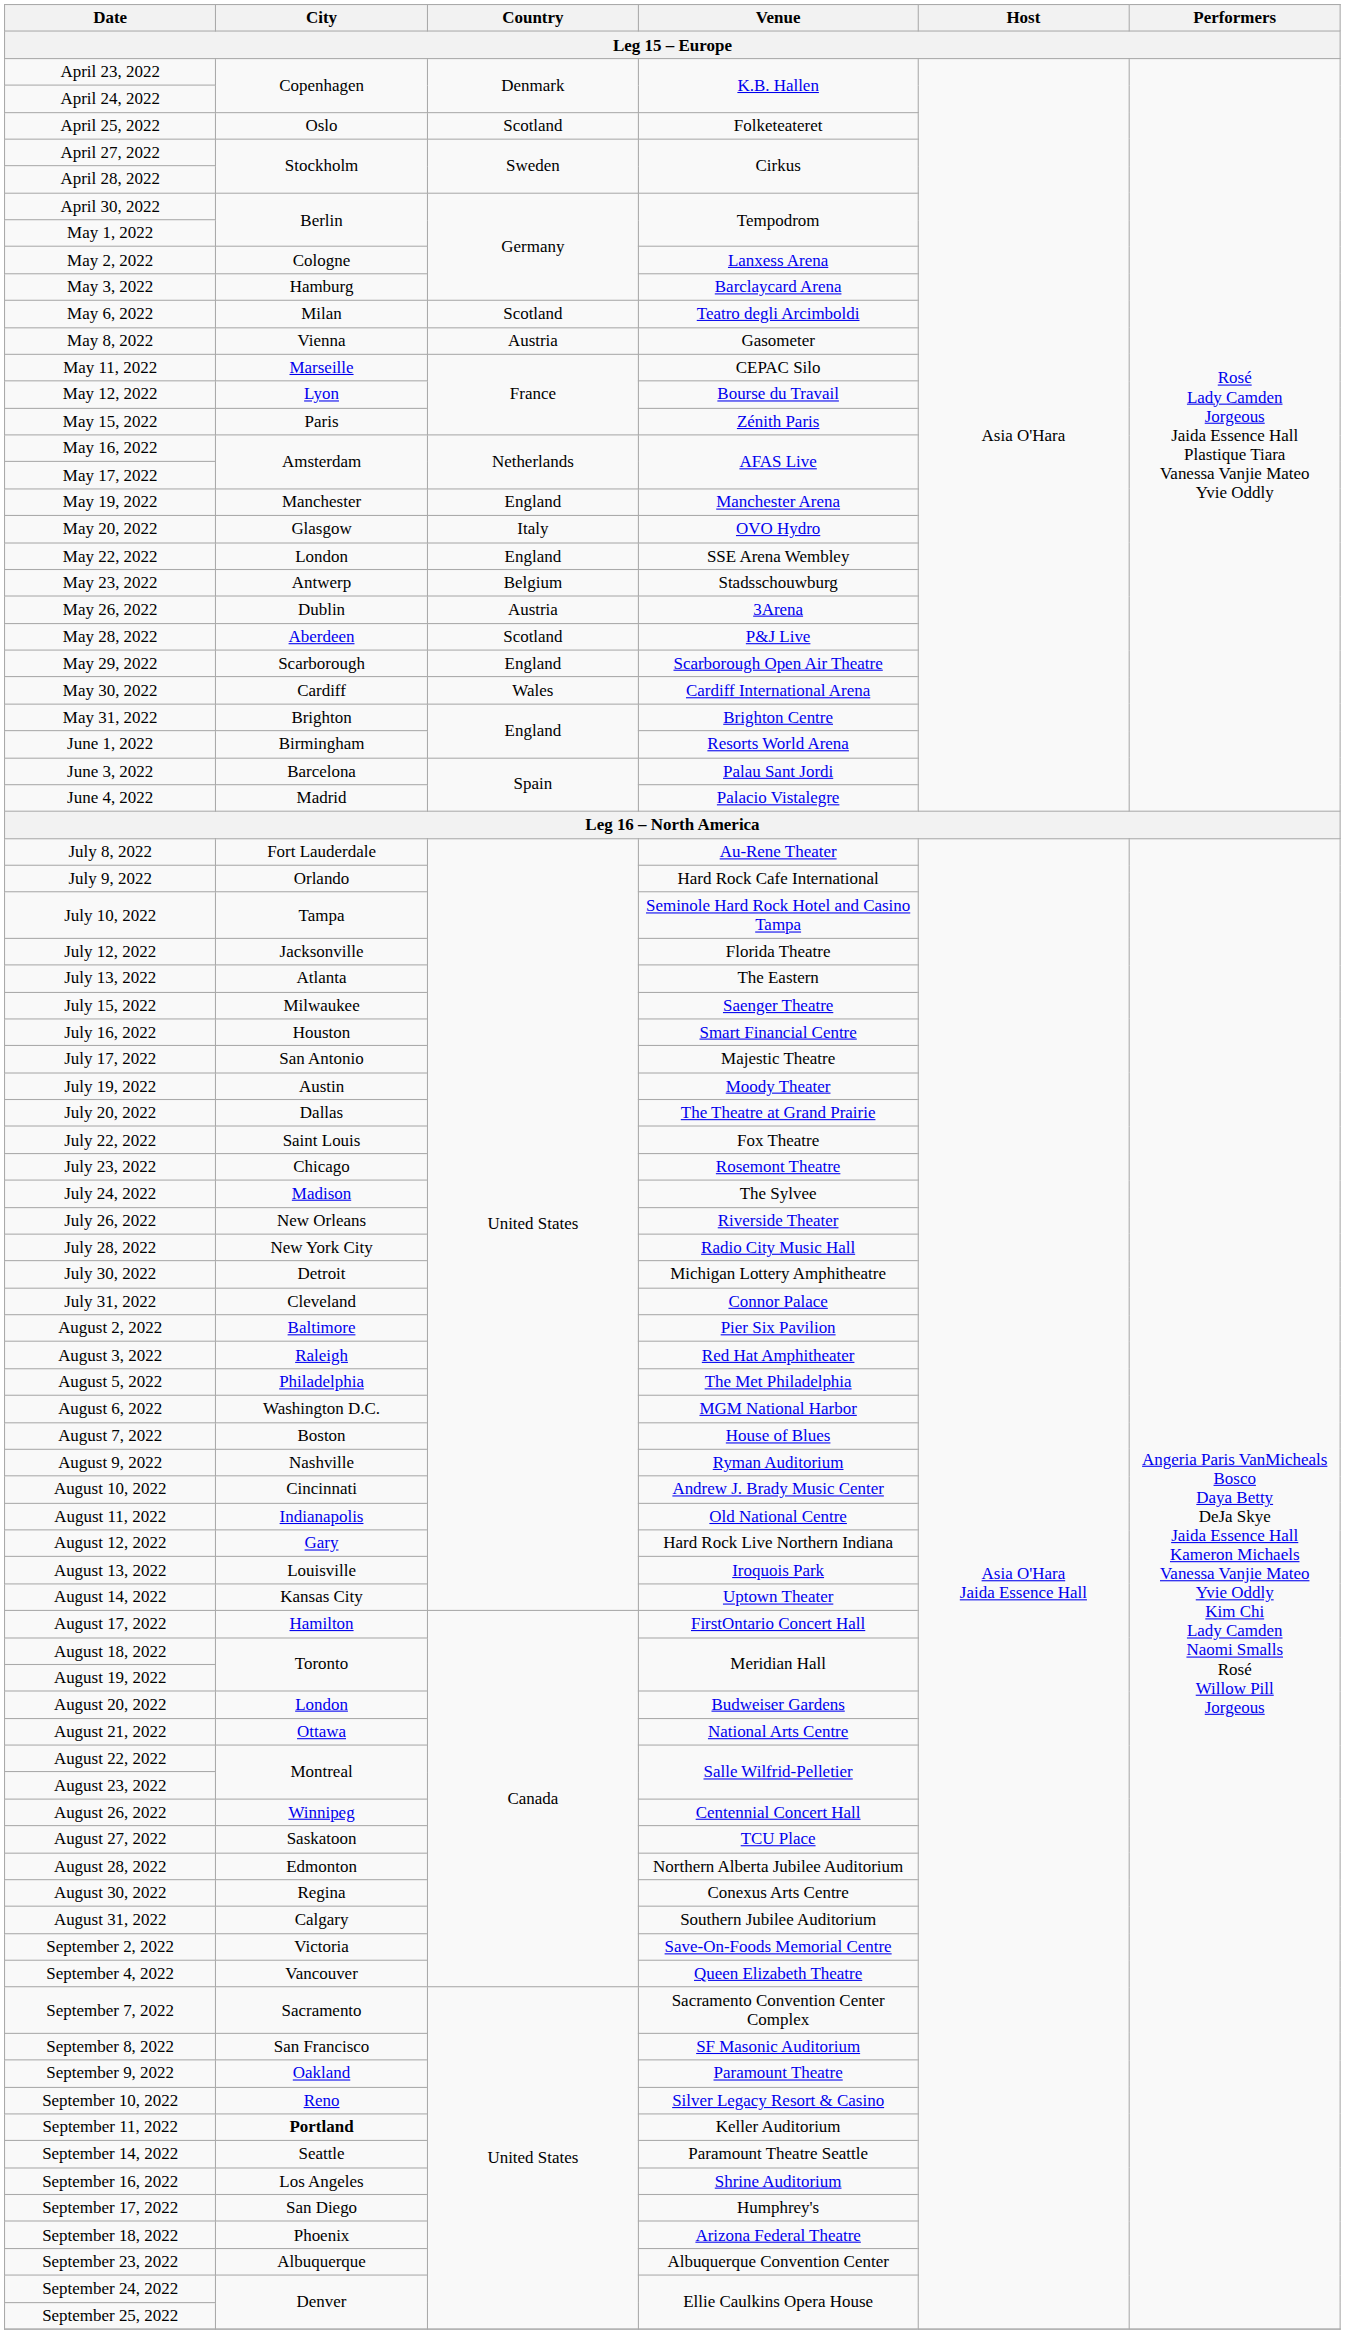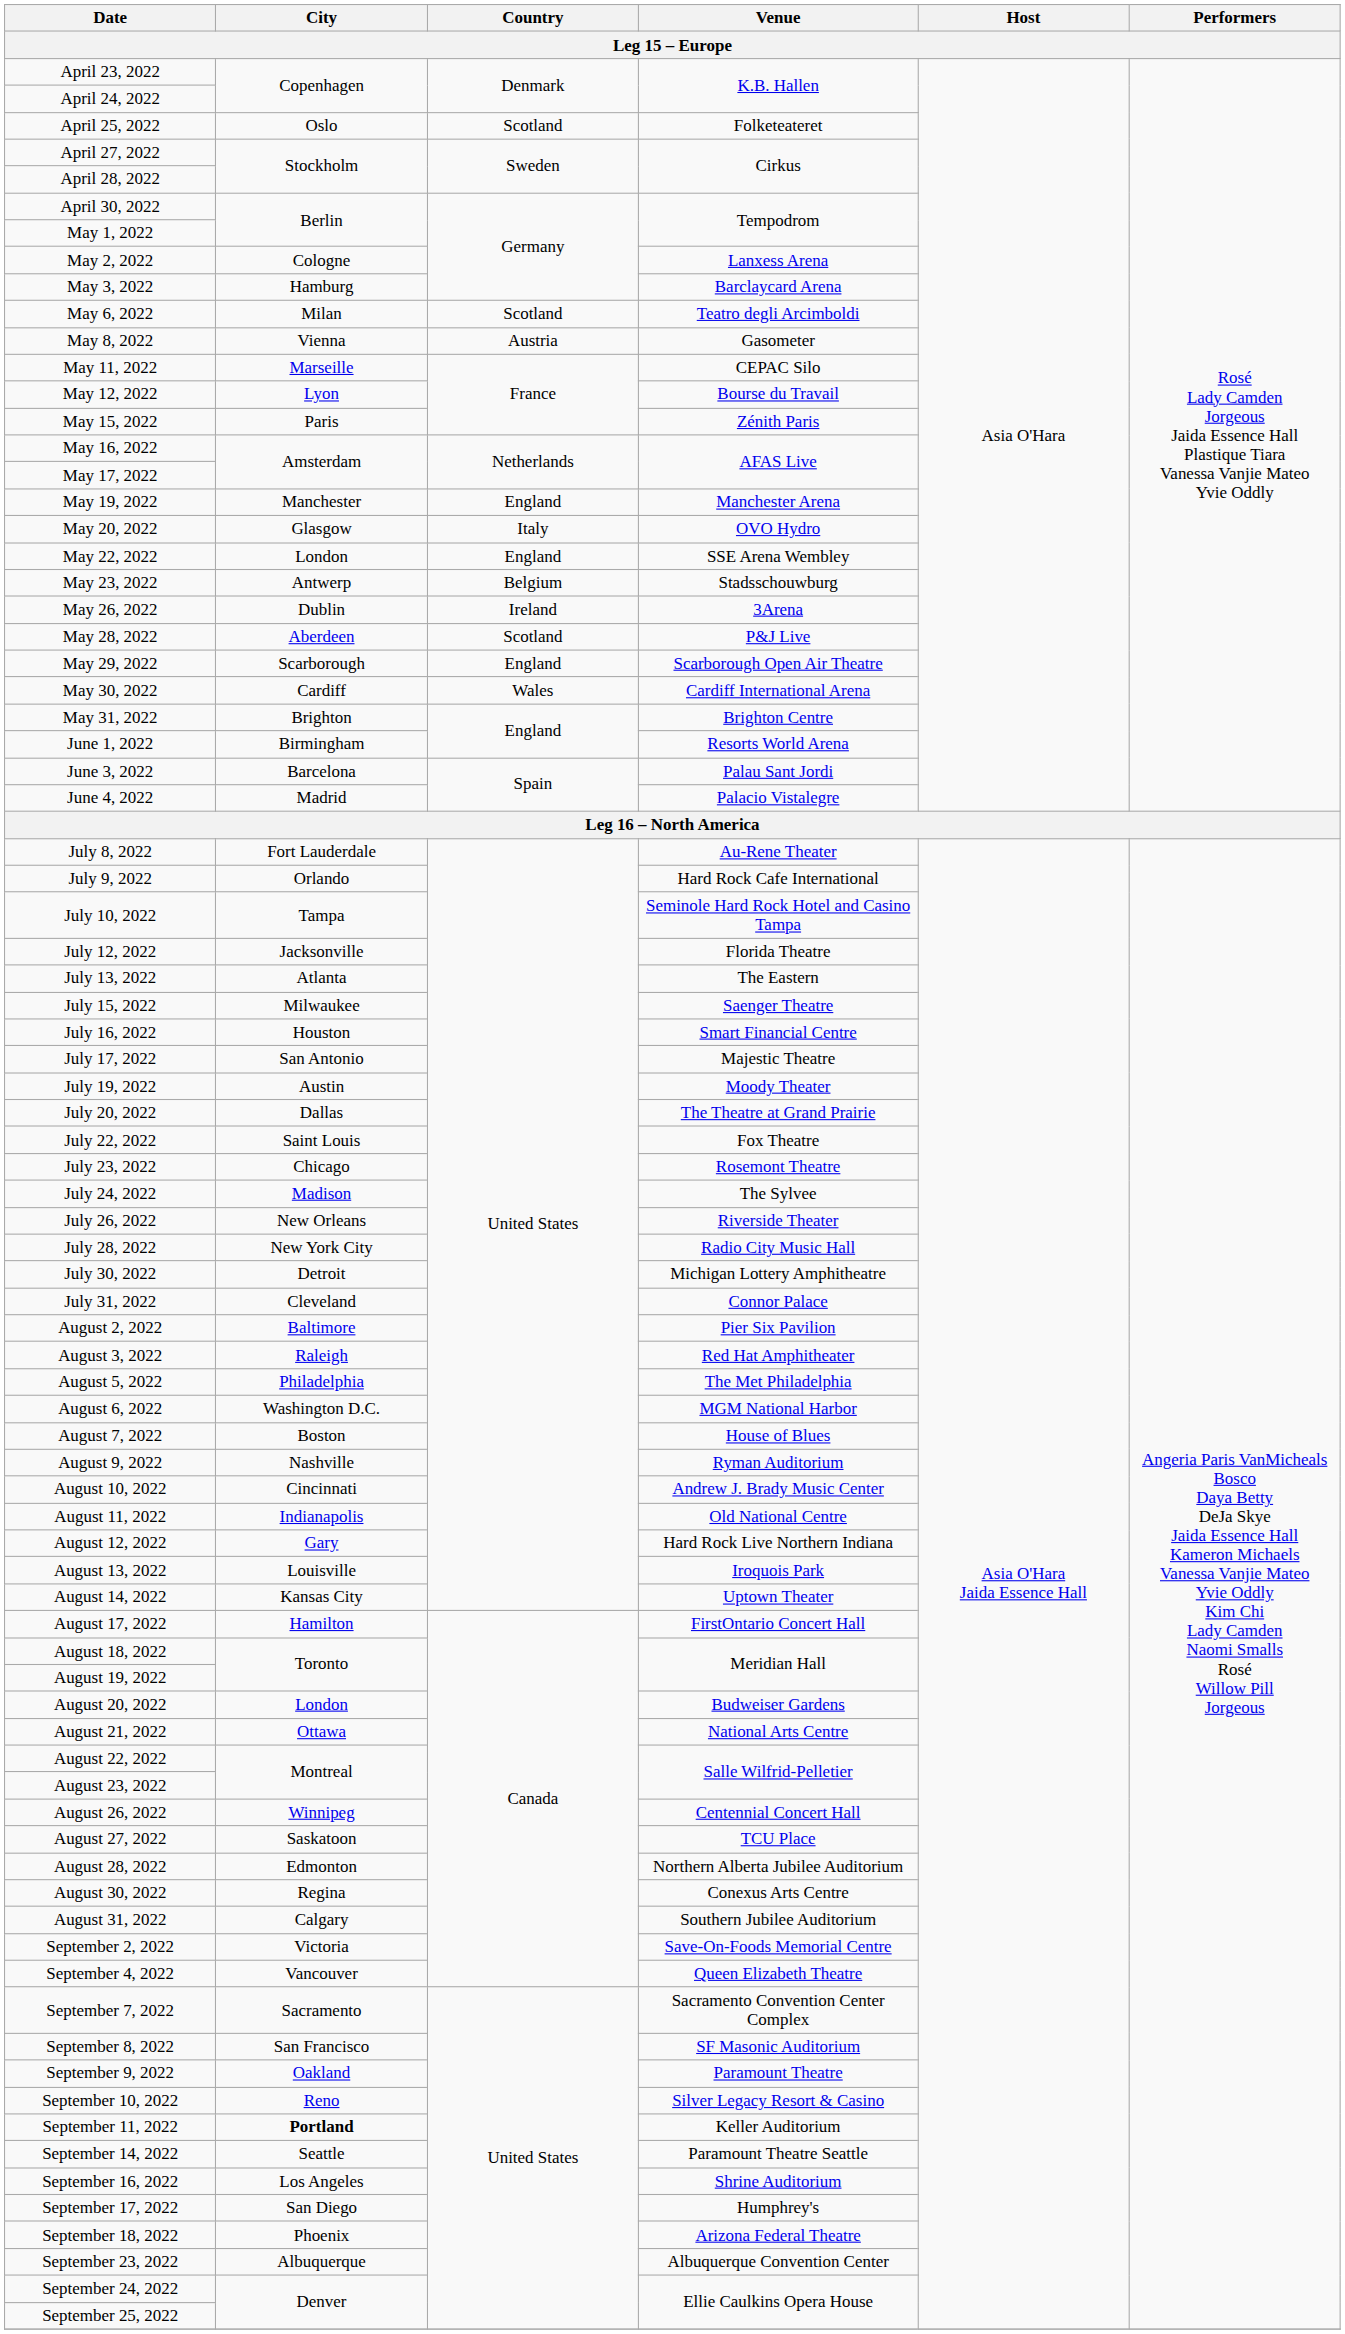(533, 609) Austria -> (533, 609) Ireland
